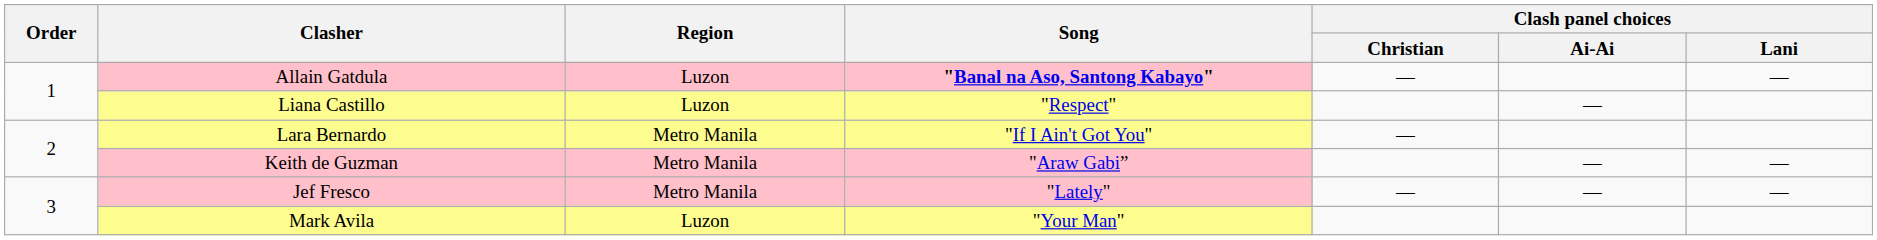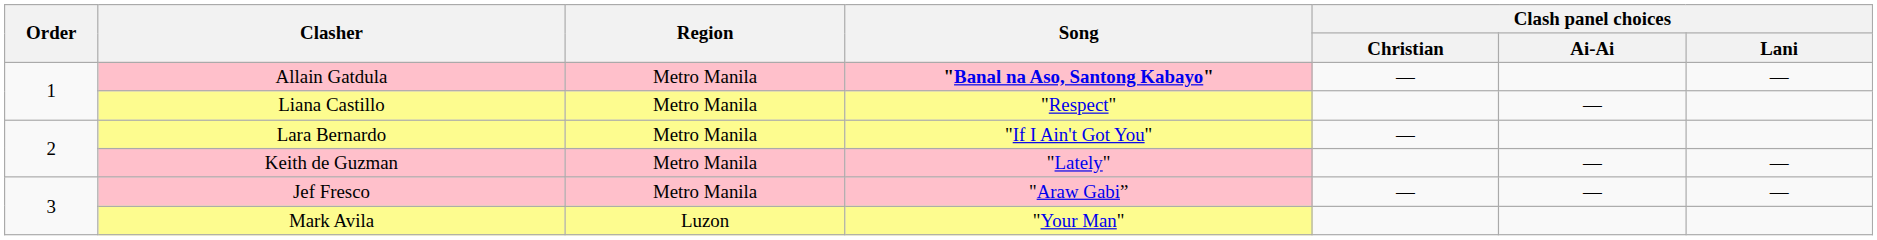(705, 76) Luzon -> (705, 76) Metro Manila
(705, 105) Luzon -> (705, 105) Metro Manila
(1079, 163) "Araw Gabi” -> (1079, 163) "Lately"
(1079, 192) "Lately" -> (1079, 192) "Araw Gabi”
